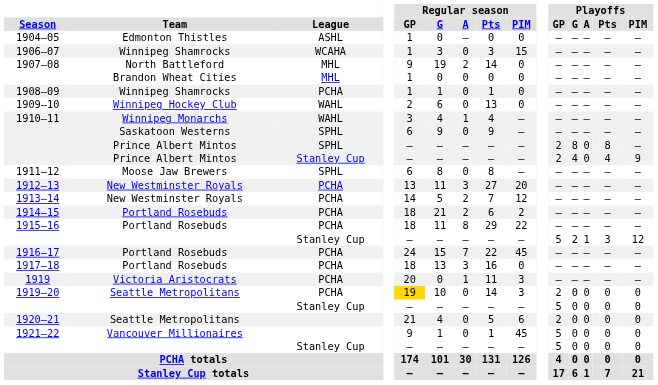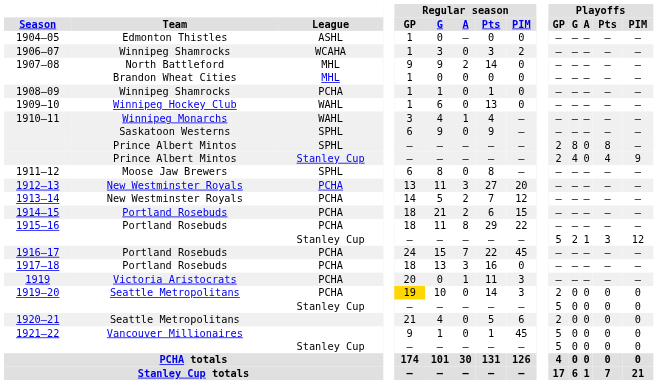(521, 51) 15 -> (521, 51) 2
(440, 64) 19 -> (440, 64) 9
(410, 105) 2 -> (410, 105) 1
(521, 212) 2 -> (521, 212) 15
